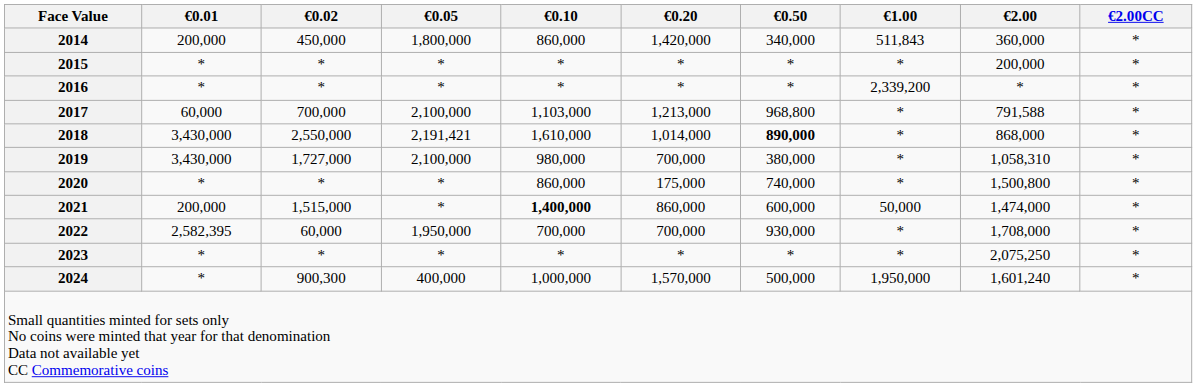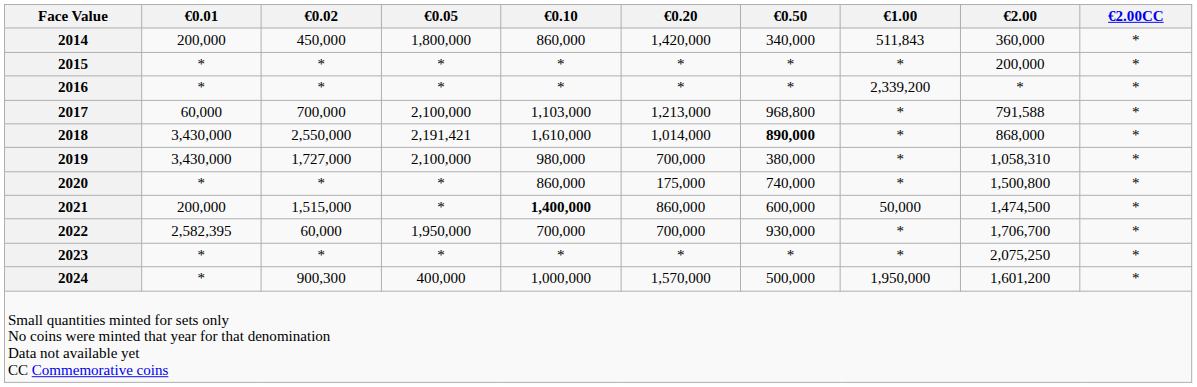(1020, 207) 1,474,000 -> (1020, 207) 1,474,500
(1020, 231) 1,708,000 -> (1020, 231) 1,706,700
(1020, 278) 1,601,240 -> (1020, 278) 1,601,200
